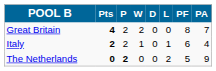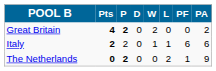columns swapped: (138, 13) <-> (153, 13)
(126, 30) normal -> (126, 30) bold
(187, 30) 8 -> (187, 30) 0
(207, 30) 7 -> (207, 30) 2
(207, 44) 4 -> (207, 44) 6
(187, 58) 5 -> (187, 58) 1
